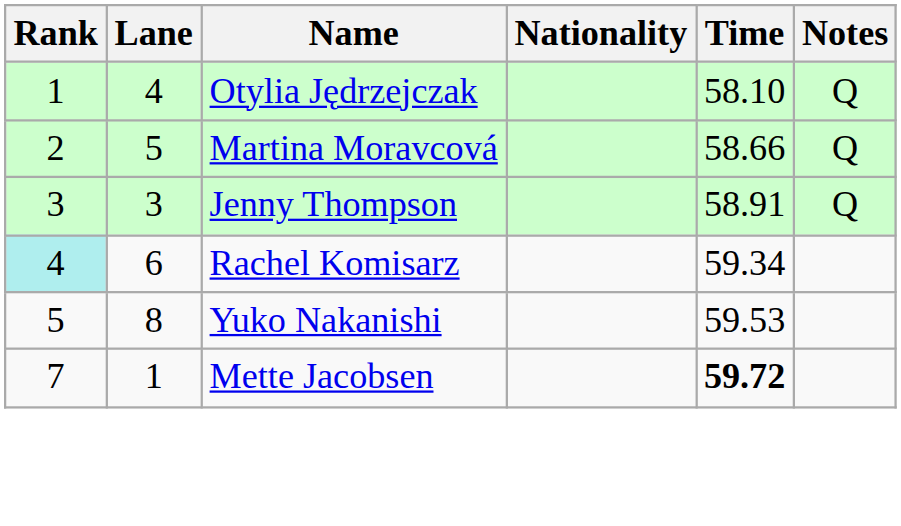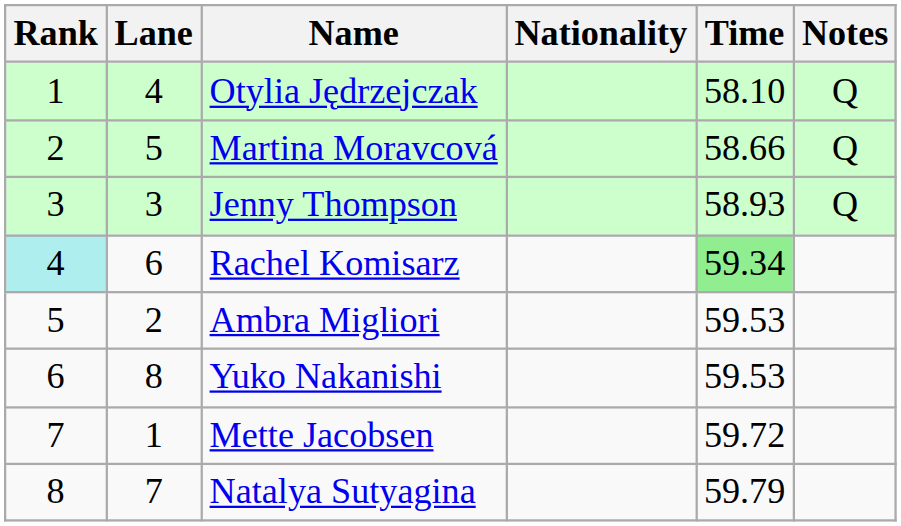(745, 205) 58.91 -> (745, 205) 58.93
(745, 262) no background -> (745, 262) lightgreen background
+ row: (325, 319)
(56, 319) 5 -> (56, 377) 6
(745, 377) bold -> (745, 434) normal
+ row: (343, 491)
